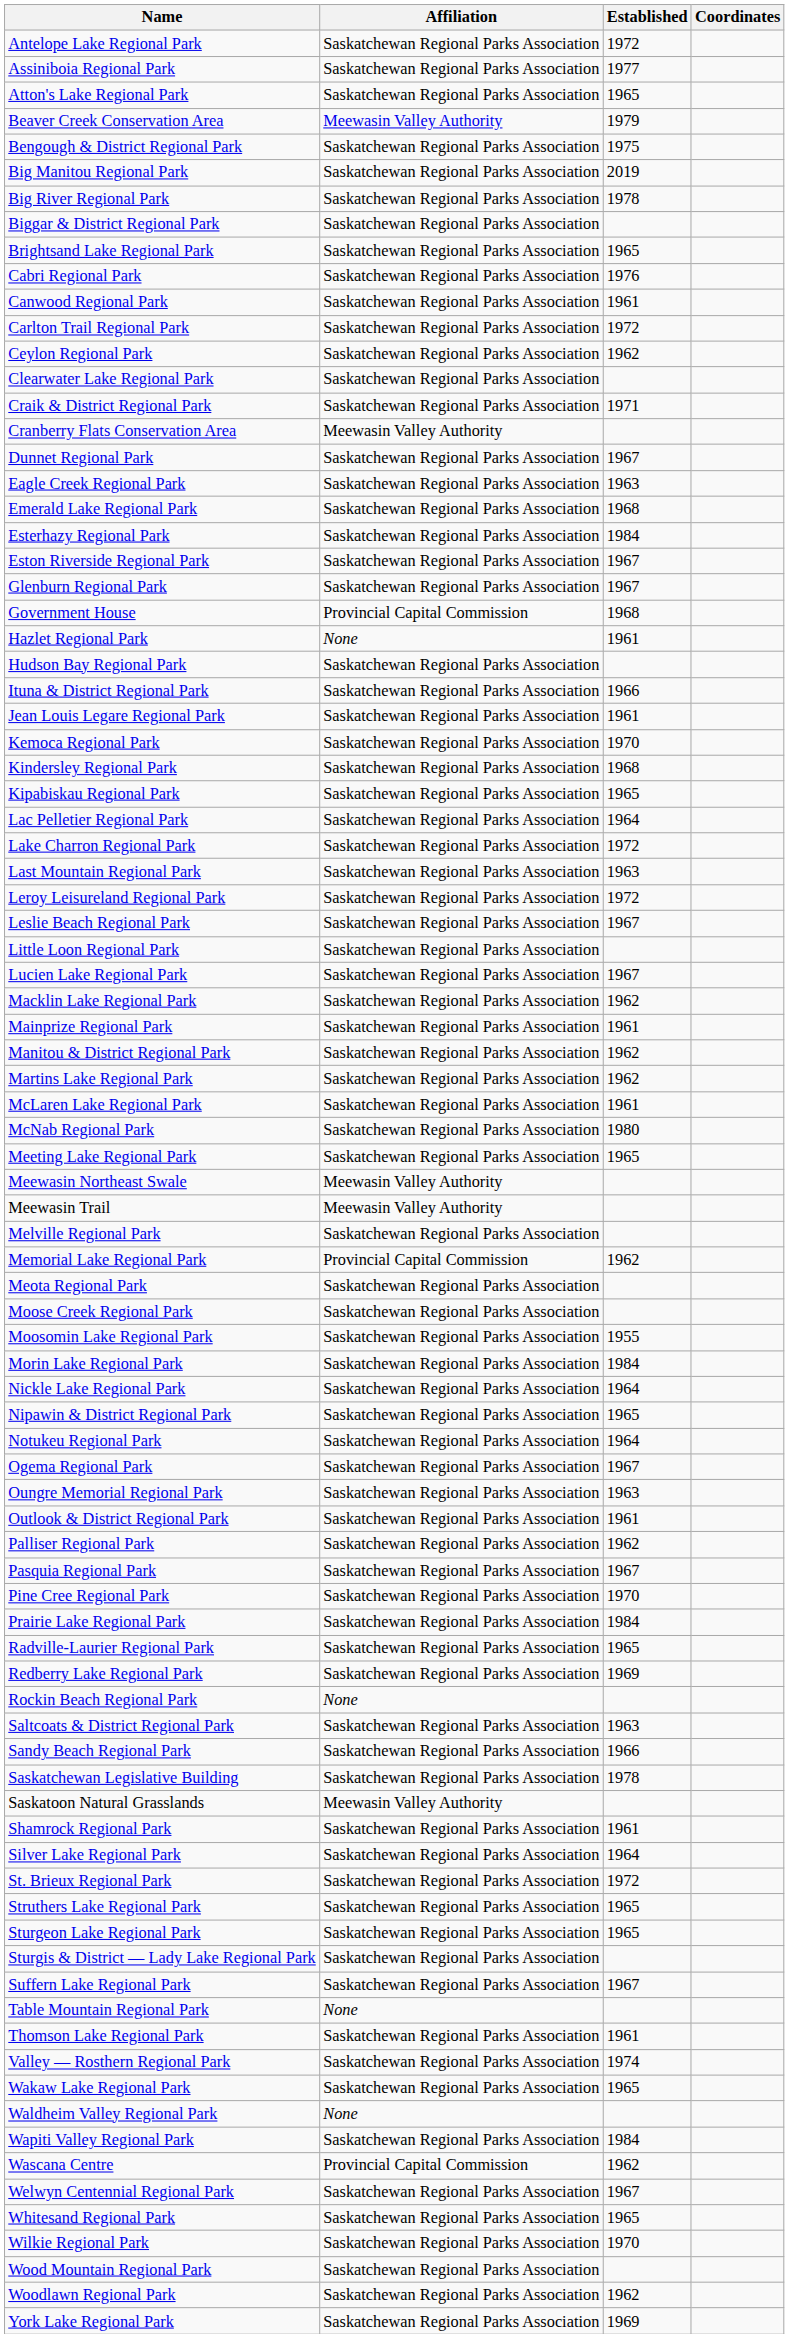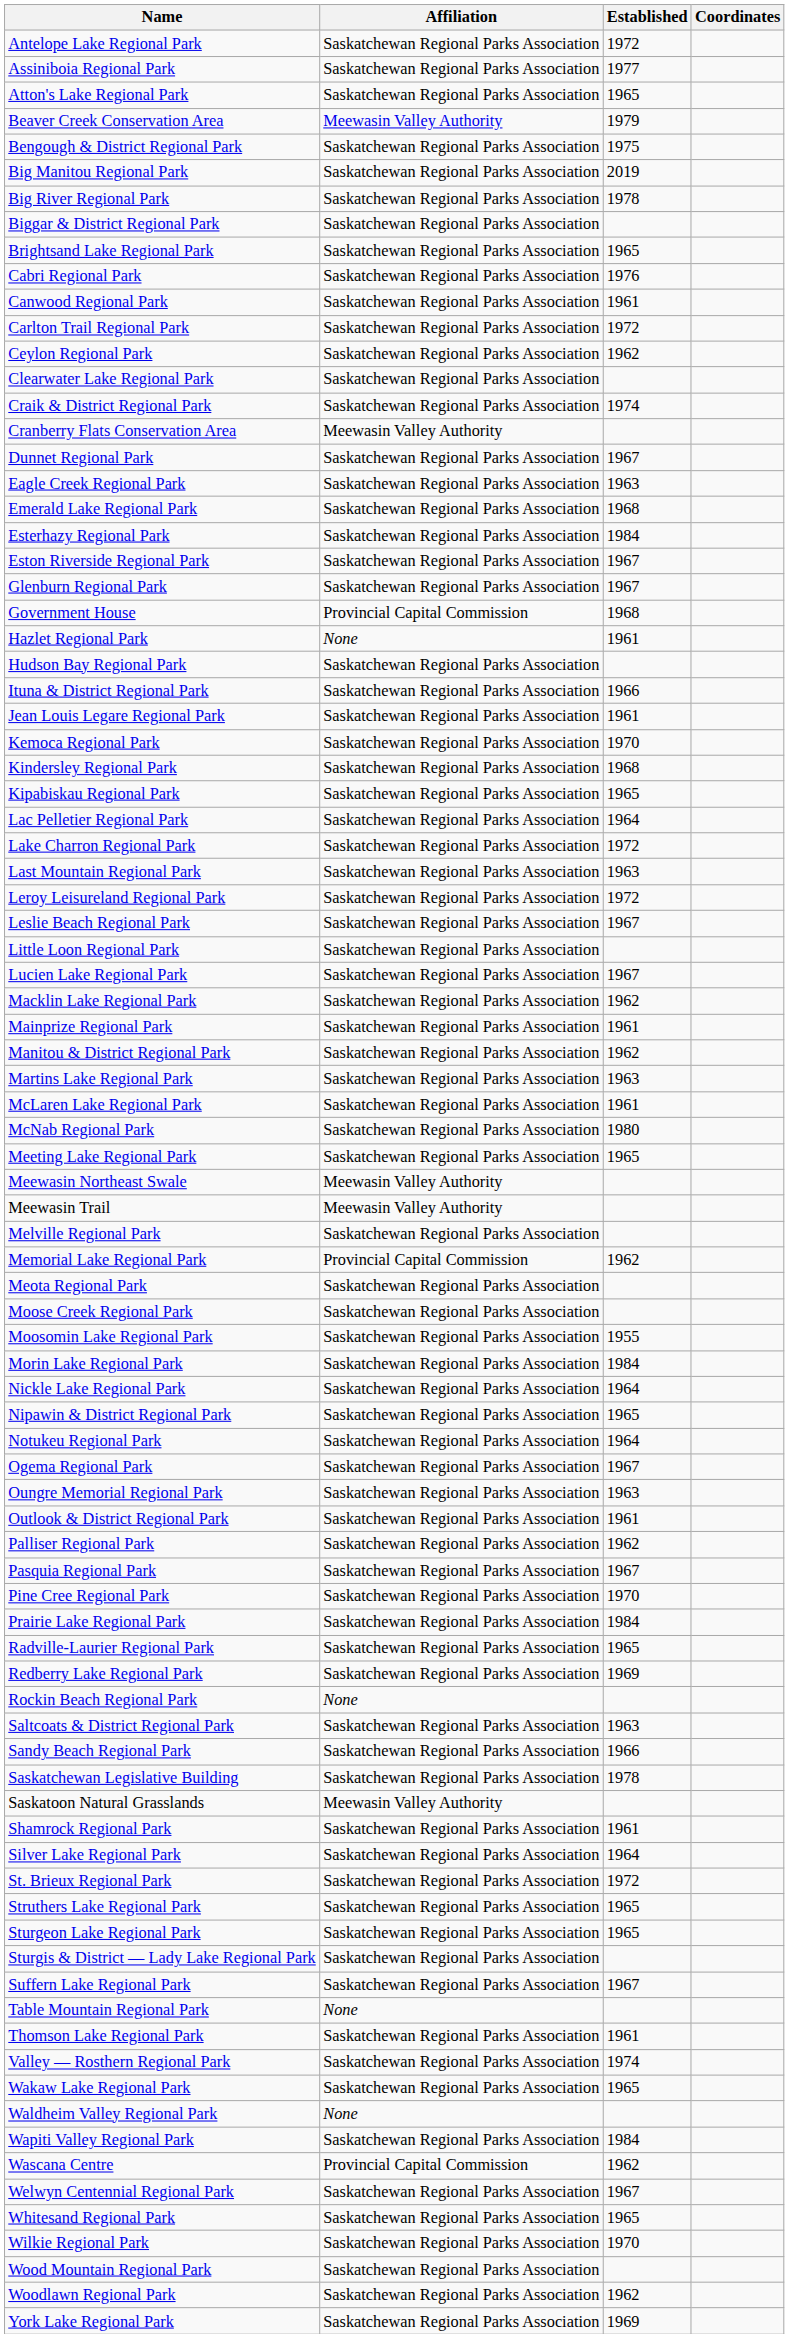(623, 405) 1971 -> (623, 405) 1974
(623, 1078) 1962 -> (623, 1078) 1963
